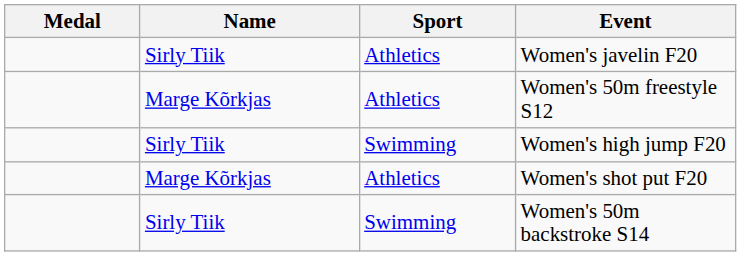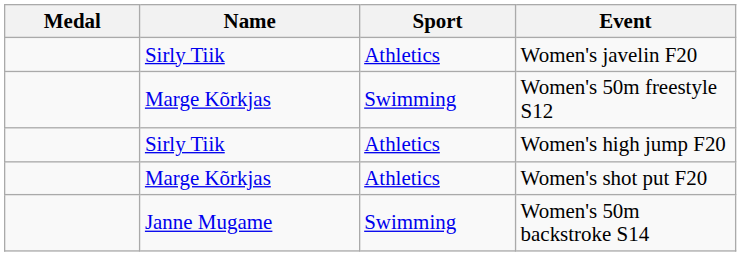(402, 99) Athletics -> (410, 99) Swimming
(410, 144) Swimming -> (402, 144) Athletics
(185, 222) Sirly Tiik -> (209, 222) Janne Mugame
